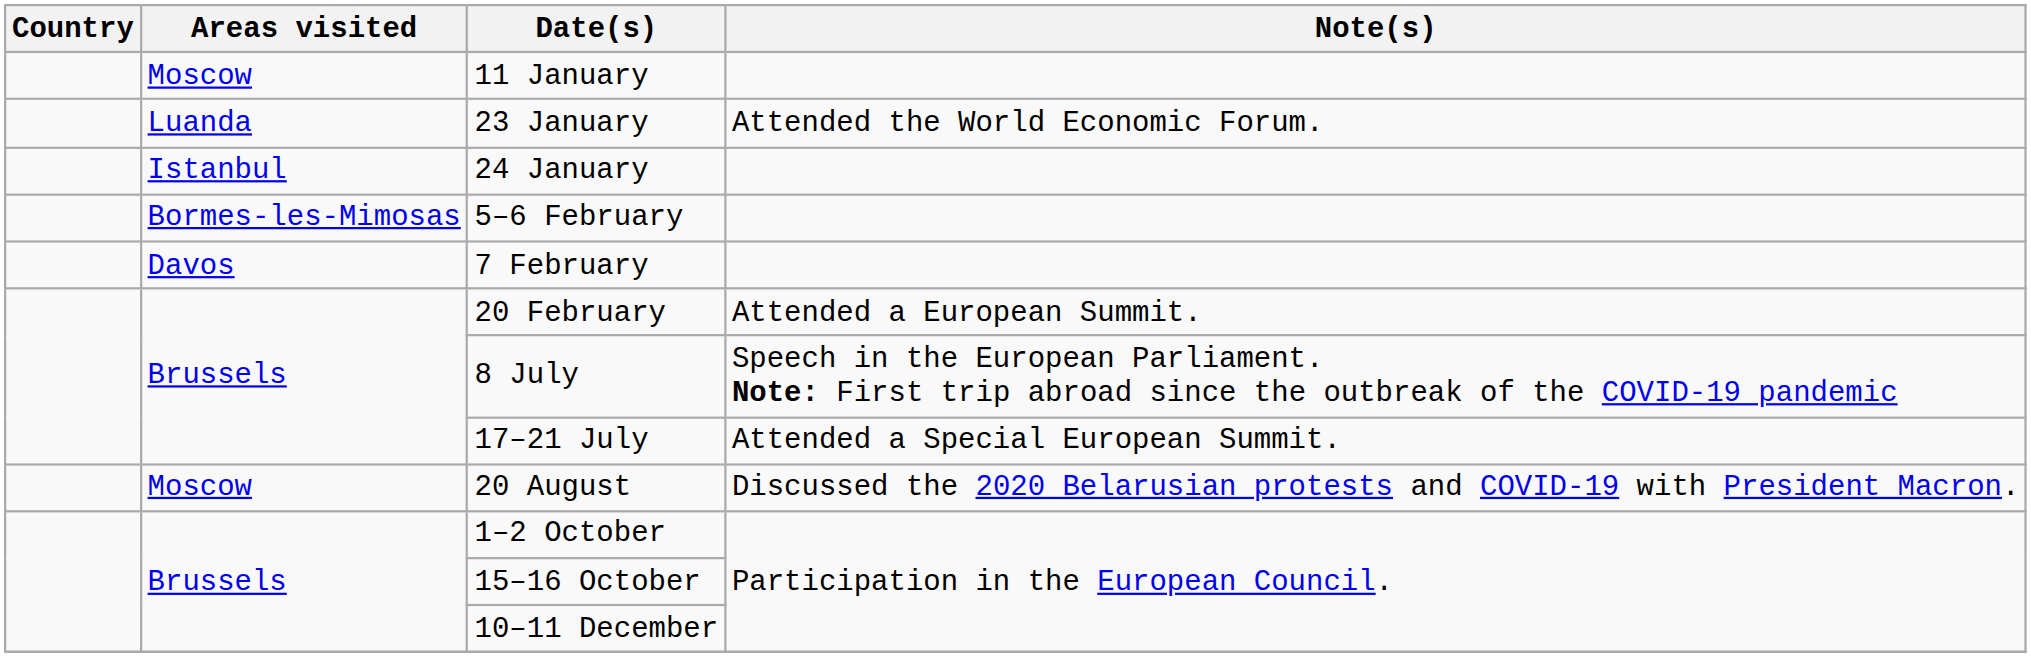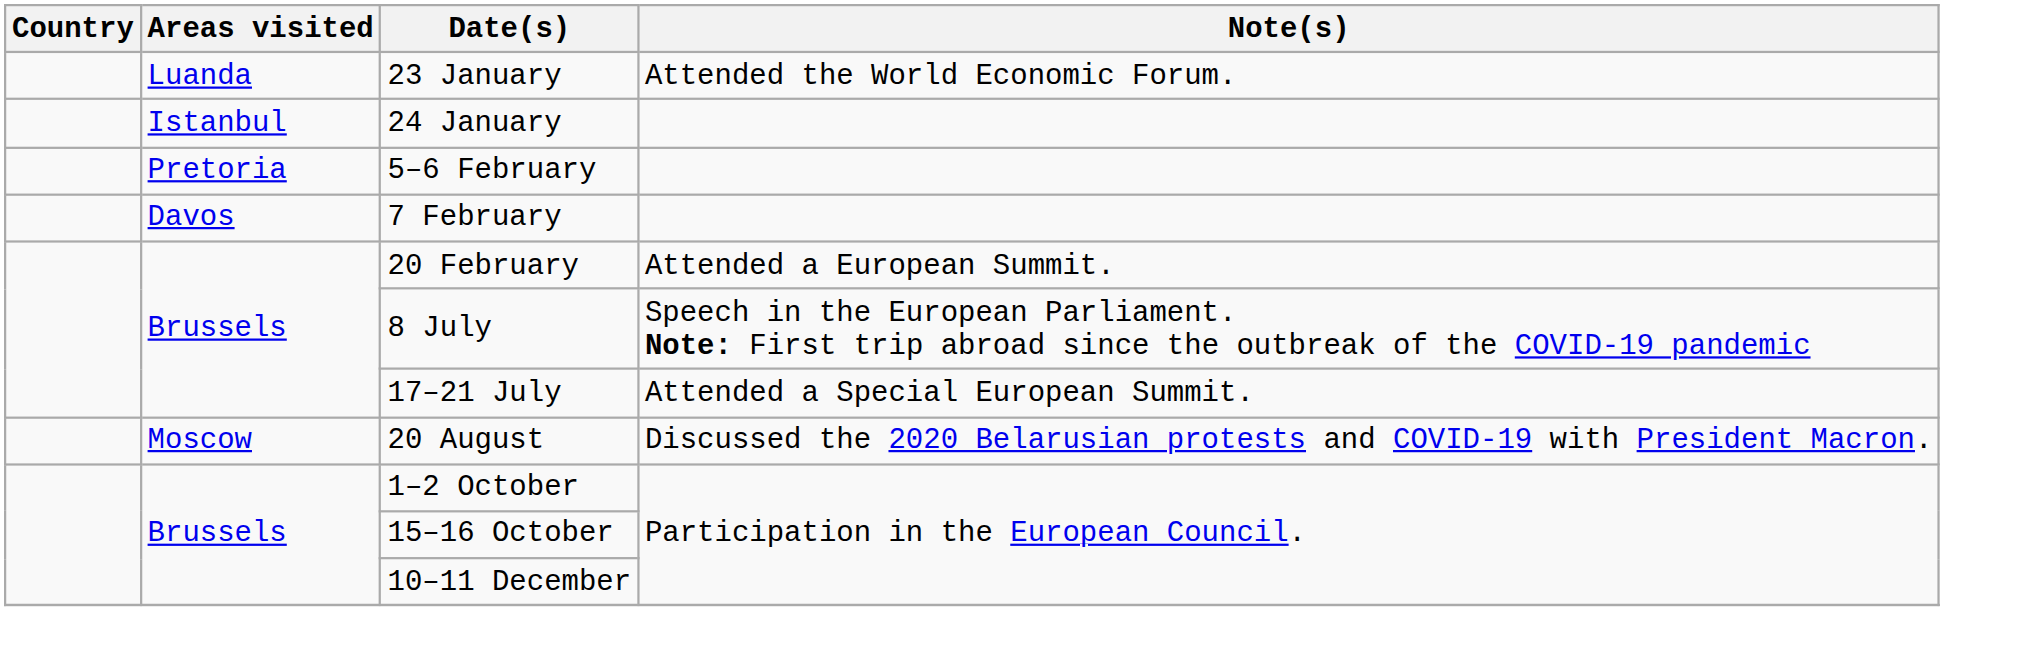- row: (562, 76)
(304, 218) Bormes-les-Mimosas -> (217, 170) Pretoria
